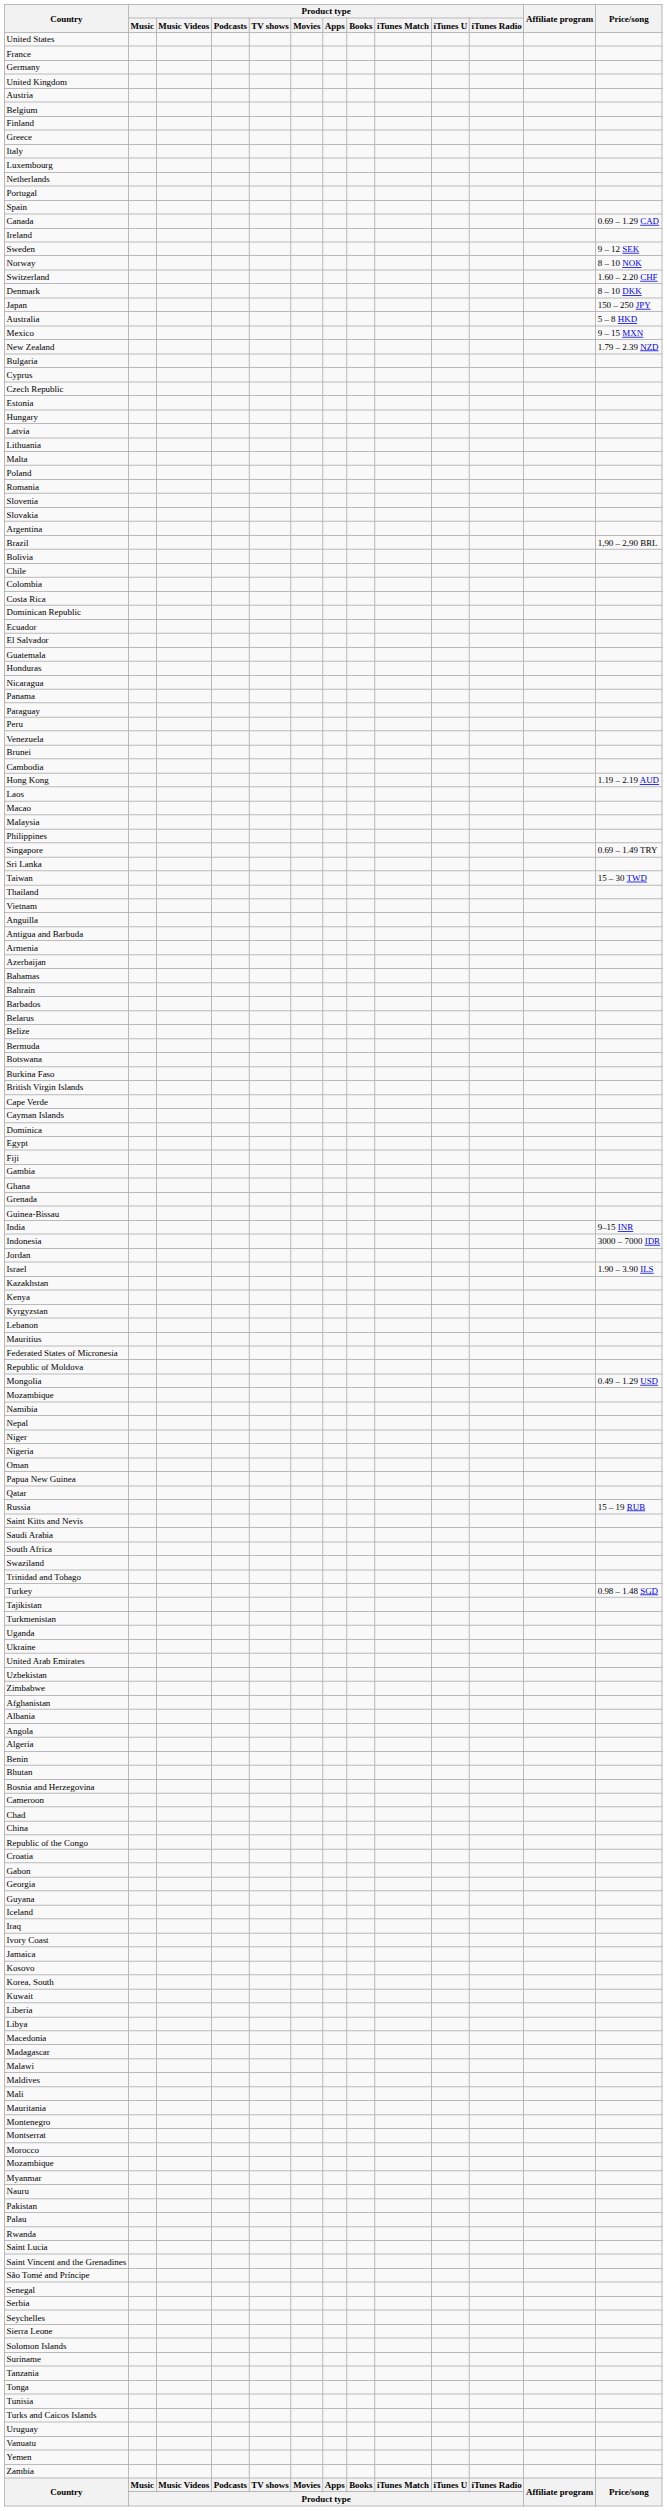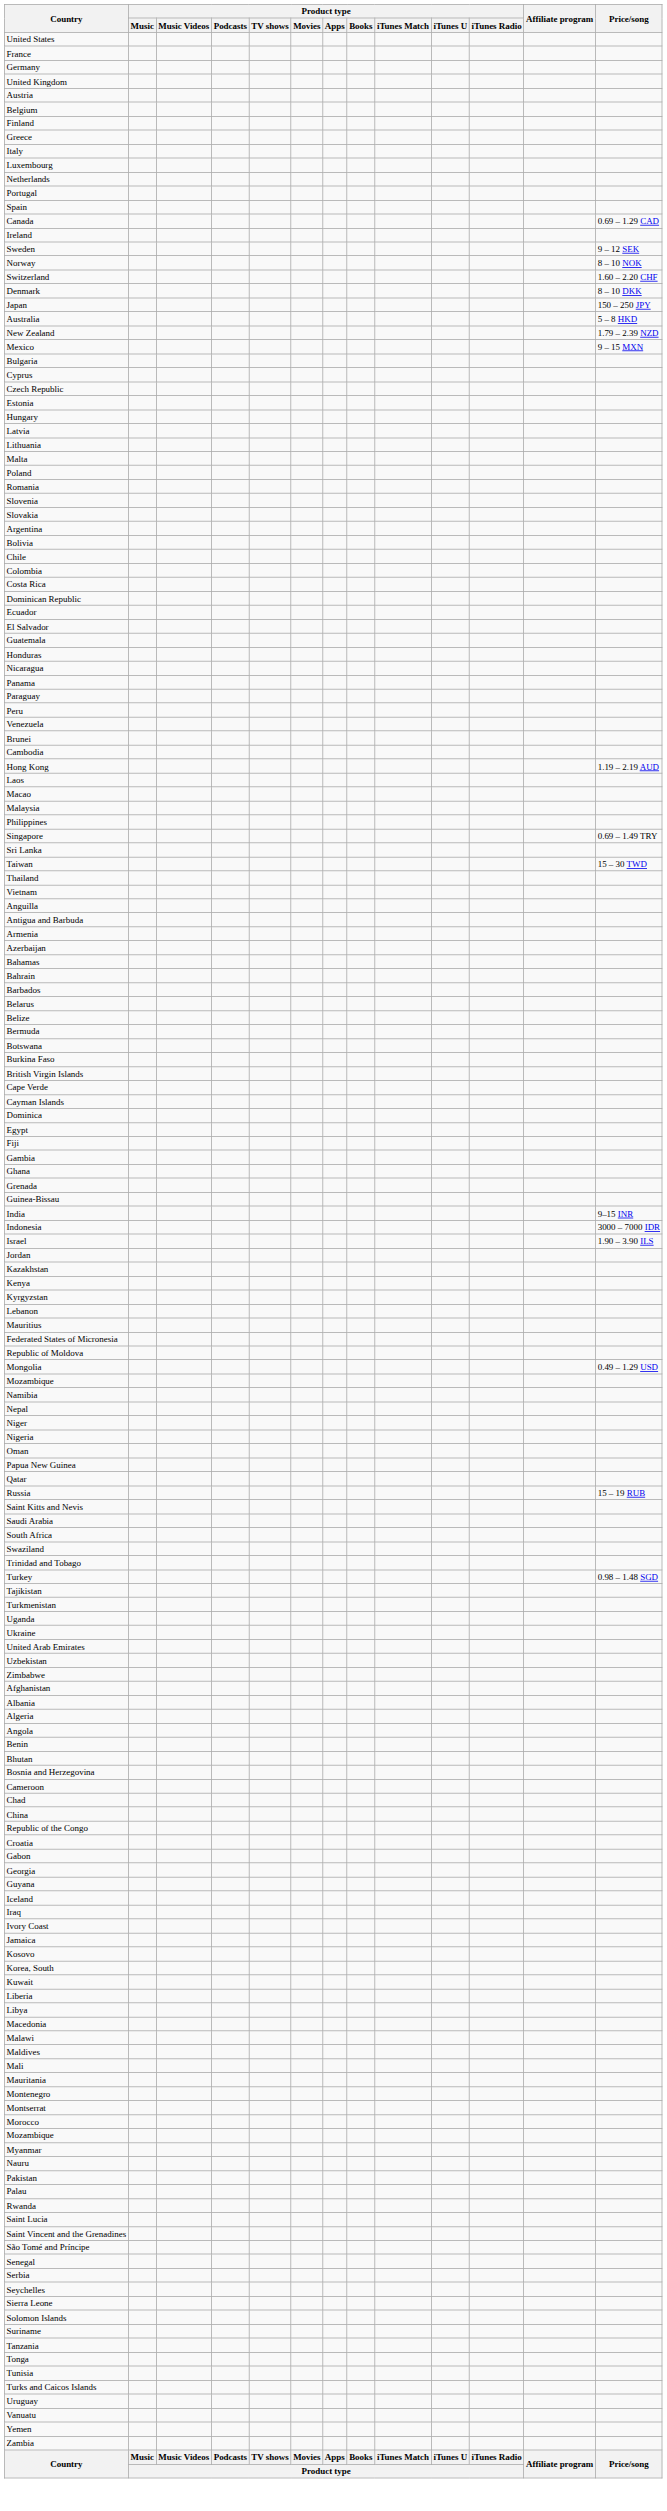rows swapped: (31, 347) <-> (20, 333)
- row: (18, 543)
rows swapped: (17, 1269) <-> (19, 1255)
rows swapped: (20, 1744) <-> (20, 1731)
- row: (28, 2052)
